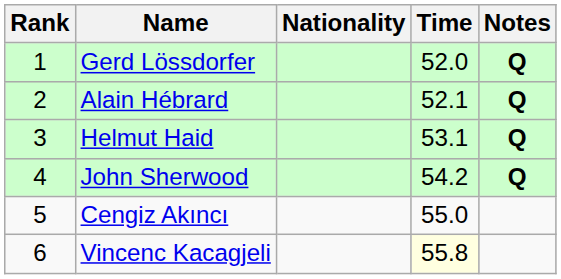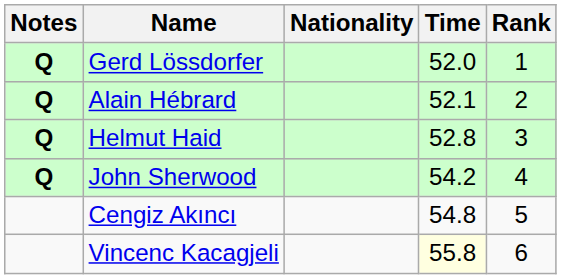columns swapped: (40, 23) <-> (517, 23)
(445, 138) 53.1 -> (453, 138) 52.8
(445, 215) 55.0 -> (453, 215) 54.8
